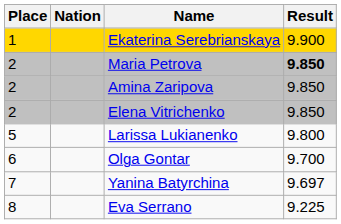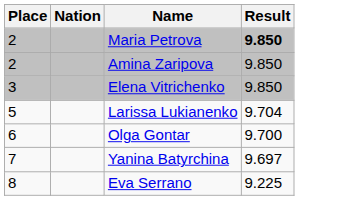- row: (194, 40)
(12, 111) 2 -> (12, 87) 3
(306, 135) 9.800 -> (263, 111) 9.704
